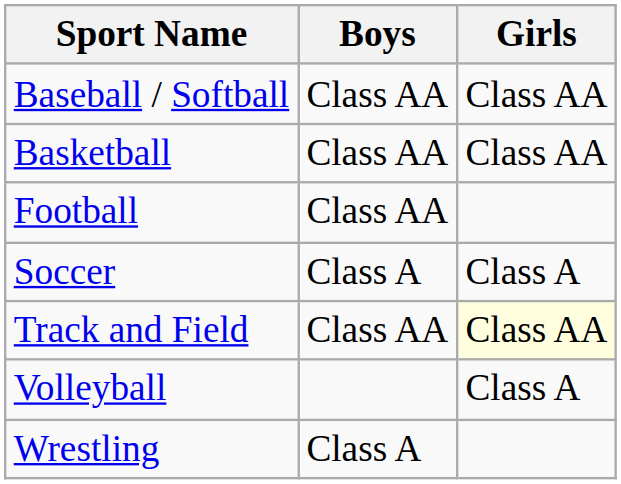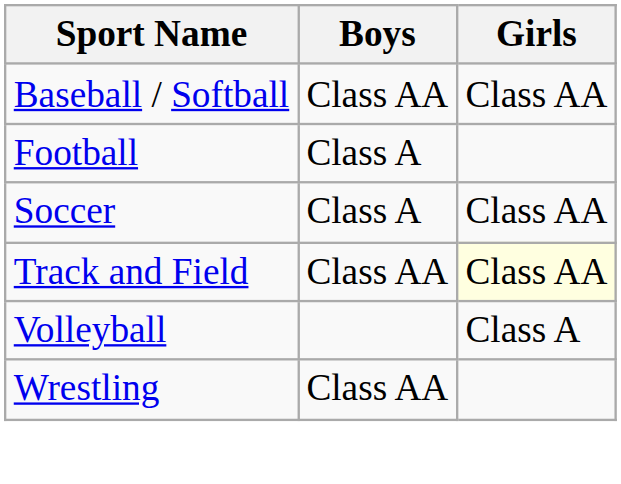- row: (92, 152)
(377, 211) Class AA -> (364, 152) Class A
(523, 270) Class A -> (536, 211) Class AA
(364, 447) Class A -> (377, 388) Class AA
